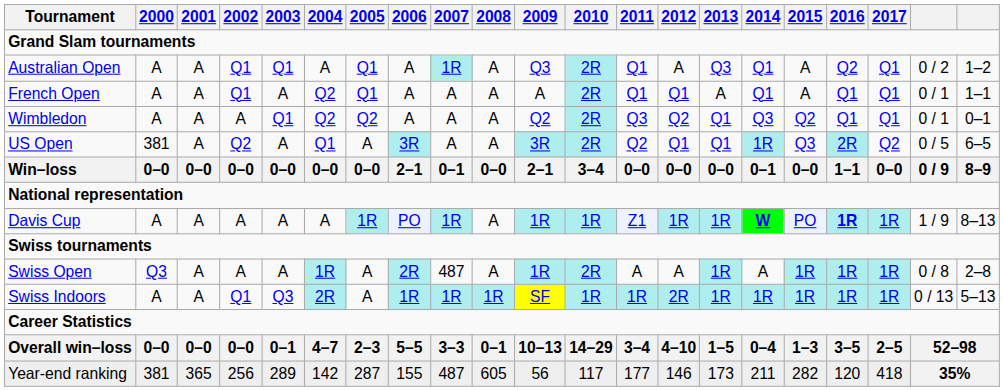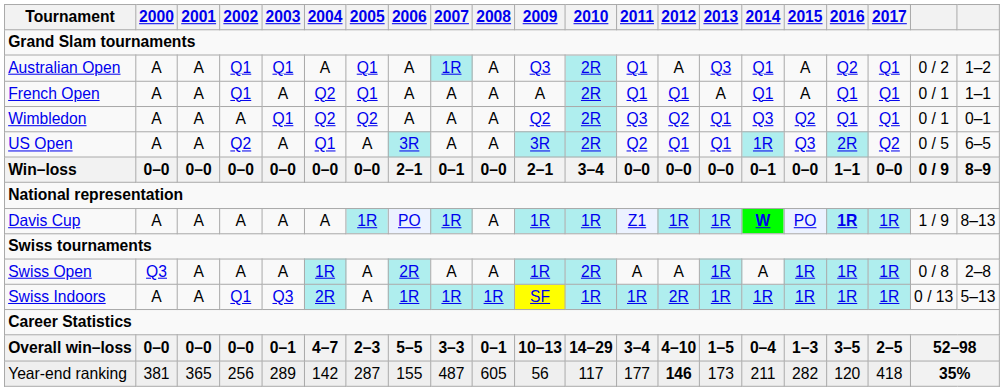(157, 143) 381 -> (157, 143) A
(451, 271) 487 -> (451, 271) A
(679, 372) normal -> (679, 372) bold
